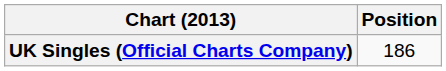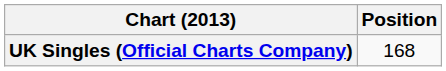(399, 50) 186 -> (399, 50) 168
